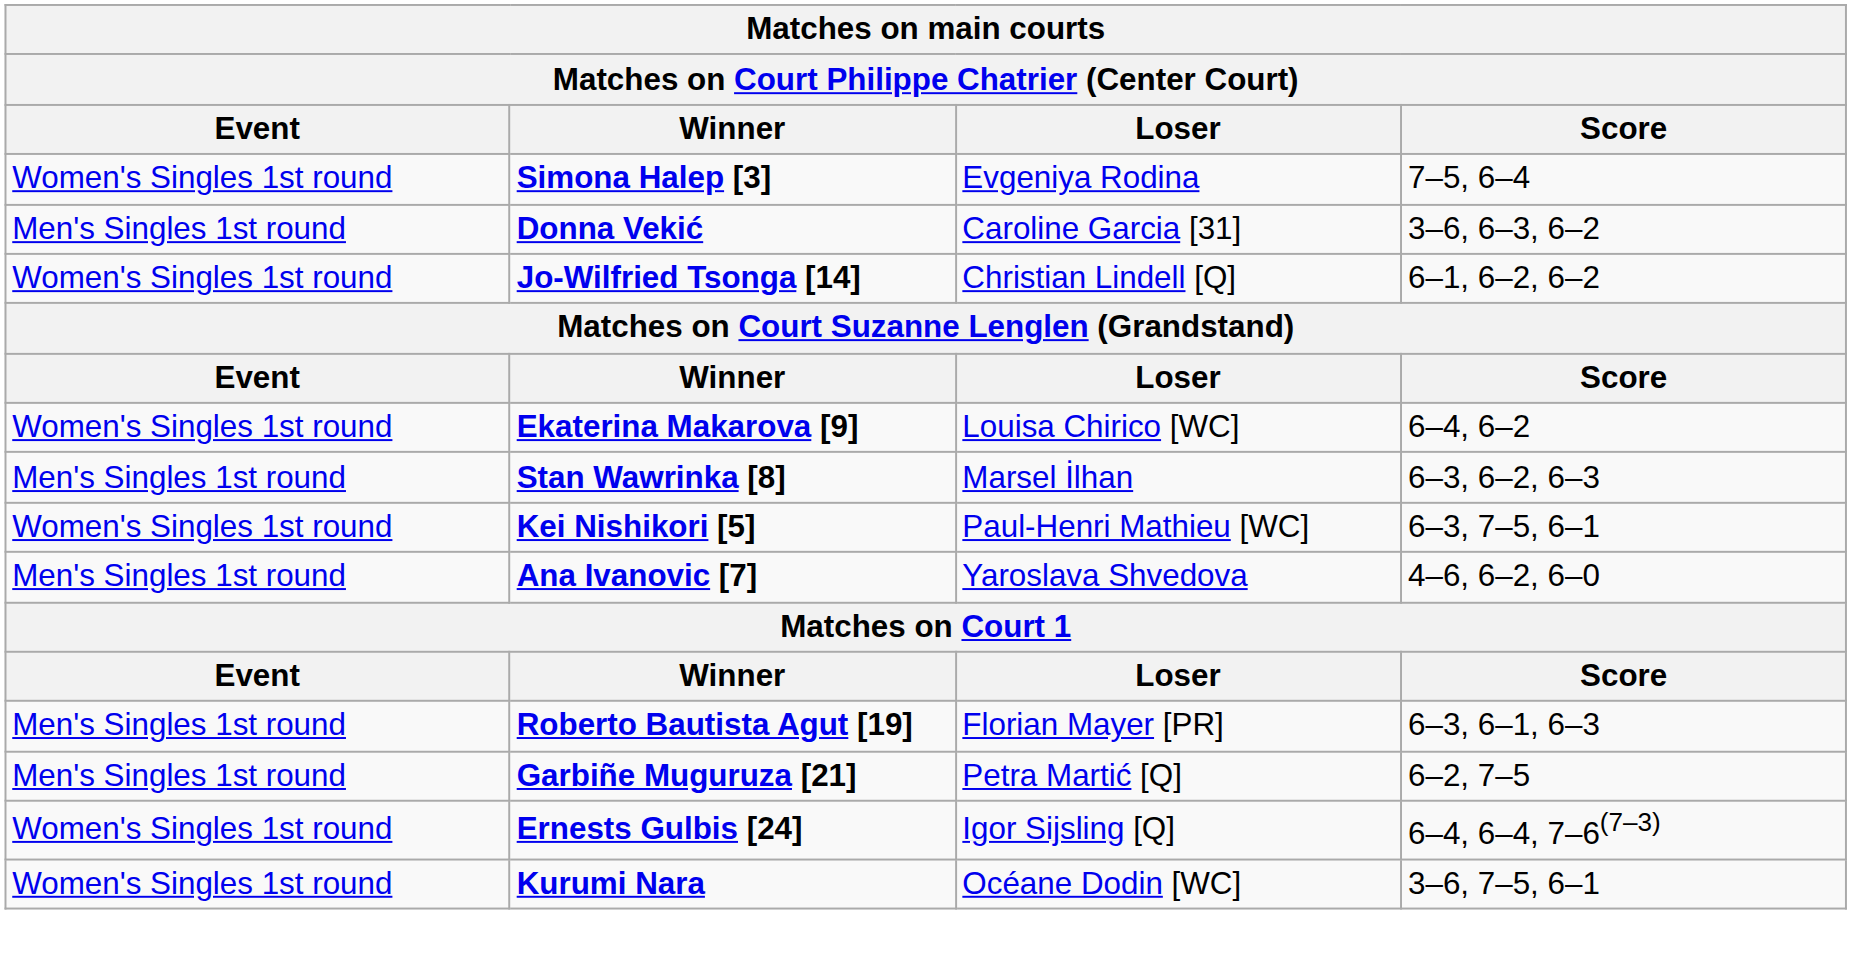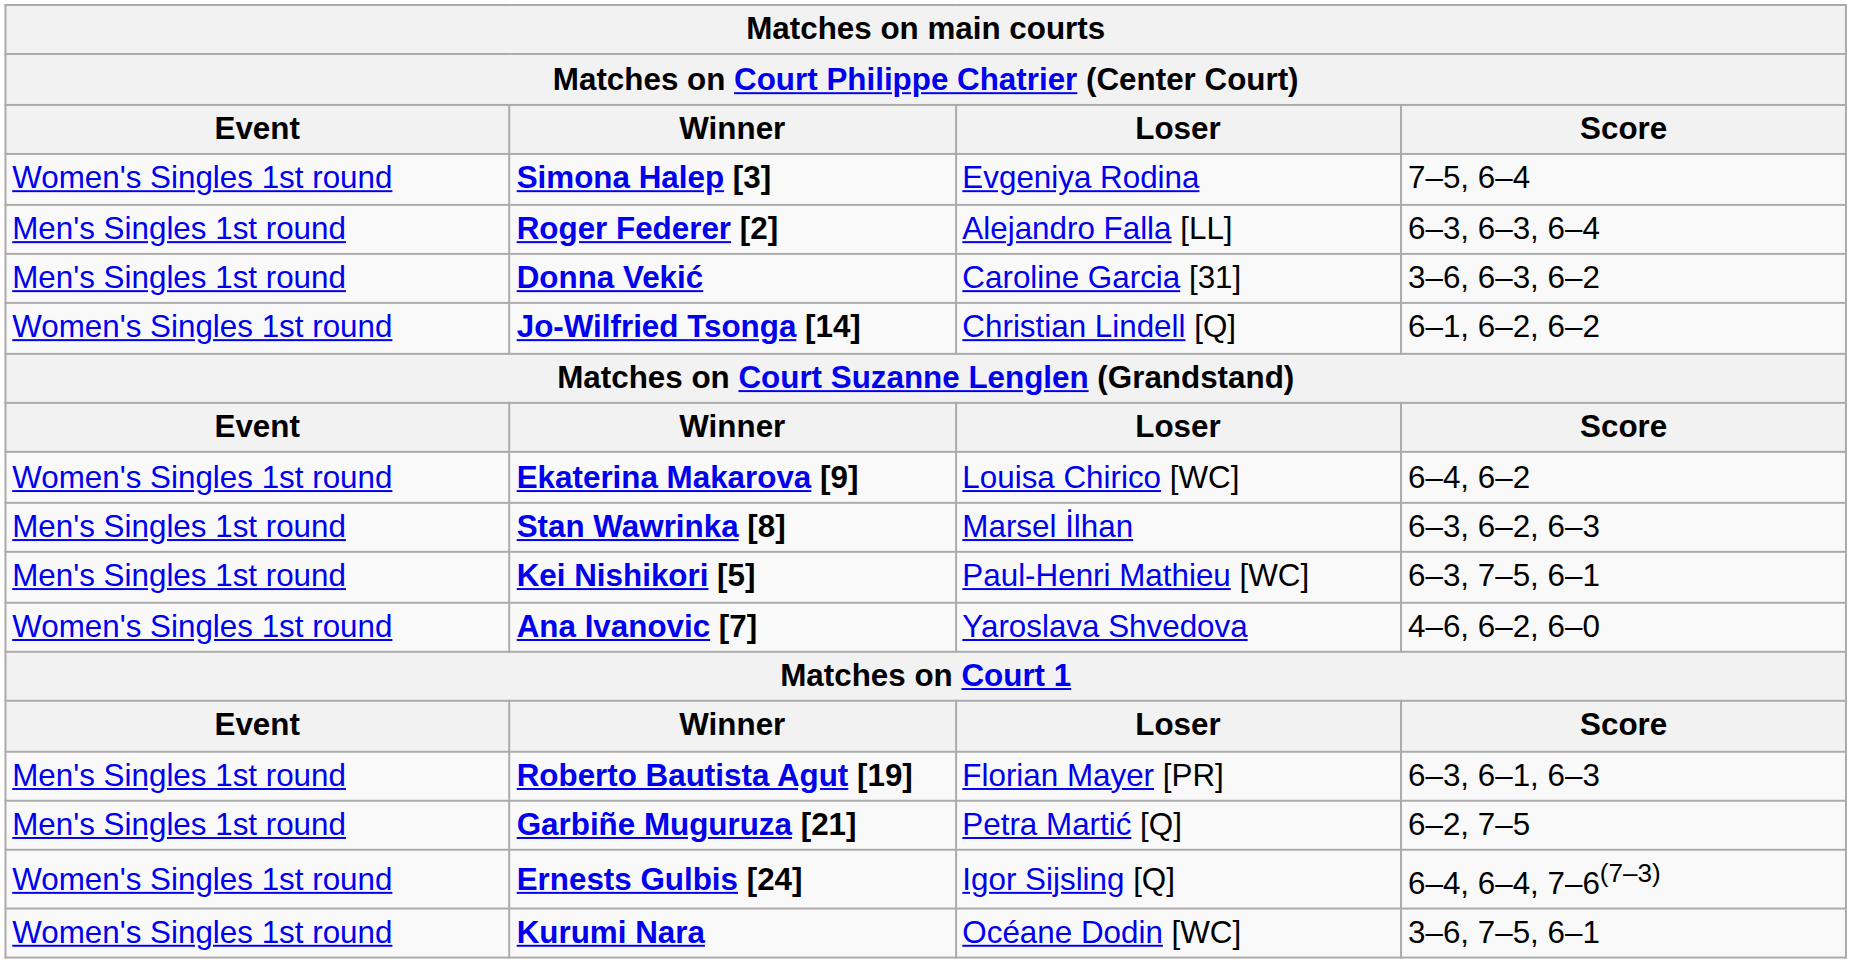+ row: (647, 228)
(202, 526) Women's Singles 1st round -> (179, 576) Men's Singles 1st round
(179, 576) Men's Singles 1st round -> (202, 626) Women's Singles 1st round
